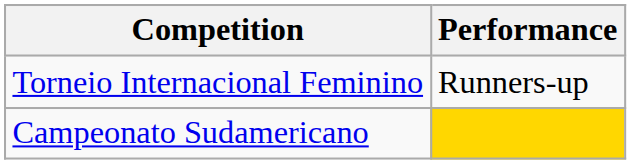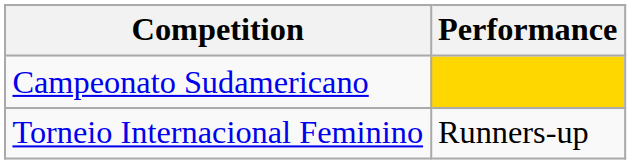rows swapped: (191, 132) <-> (218, 81)
